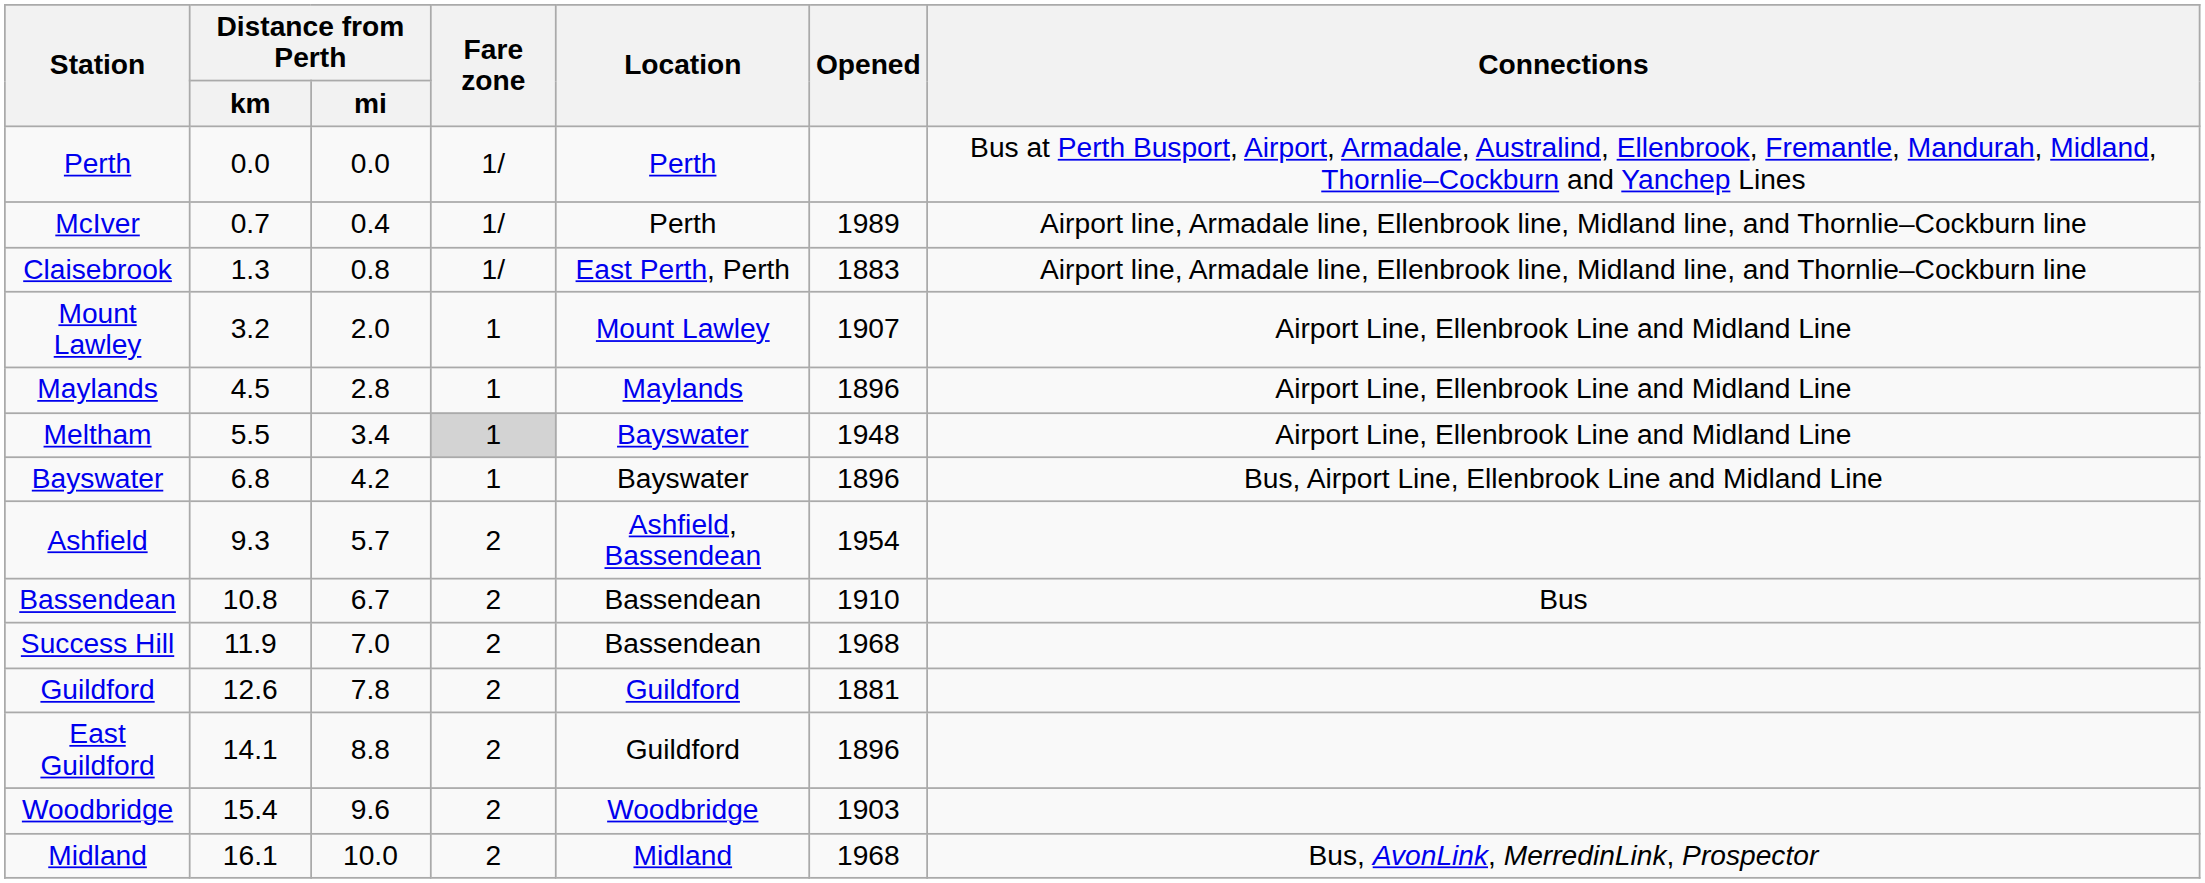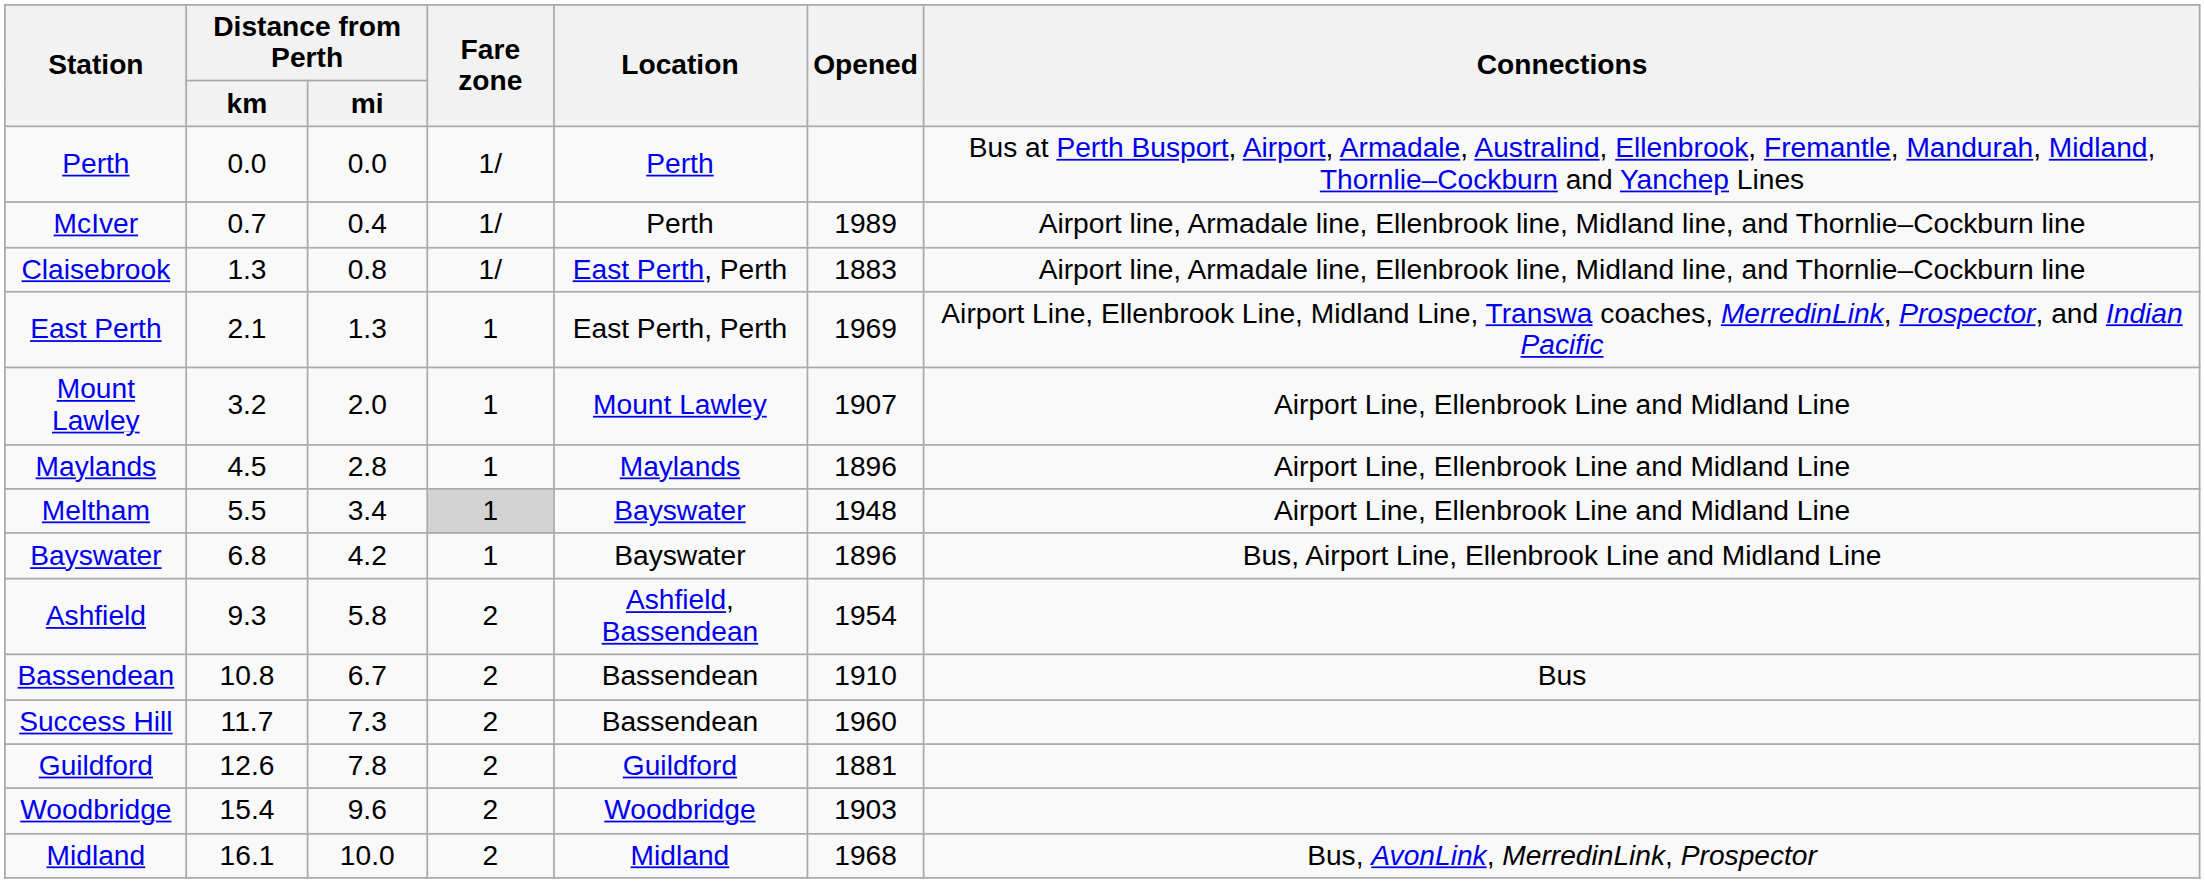+ row: (96, 329)
(370, 539) 5.7 -> (367, 615) 5.8
(250, 644) 11.9 -> (247, 721) 11.7
(370, 644) 7.0 -> (367, 721) 7.3
(868, 644) 1968 -> (866, 721) 1960
- row: (98, 749)
